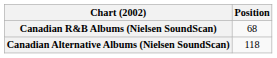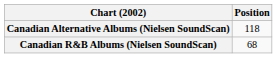rows swapped: (118, 45) <-> (118, 28)
